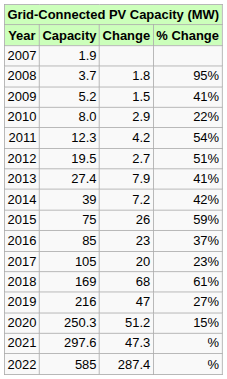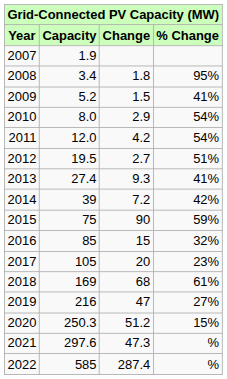(88, 76) 3.7 -> (88, 76) 3.4
(206, 117) 22% -> (206, 117) 54%
(84, 138) 12.3 -> (84, 138) 12.0
(141, 179) 7.9 -> (141, 179) 9.3
(143, 220) 26 -> (143, 220) 90
(143, 240) 23 -> (143, 240) 15
(206, 240) 37% -> (206, 240) 32%
